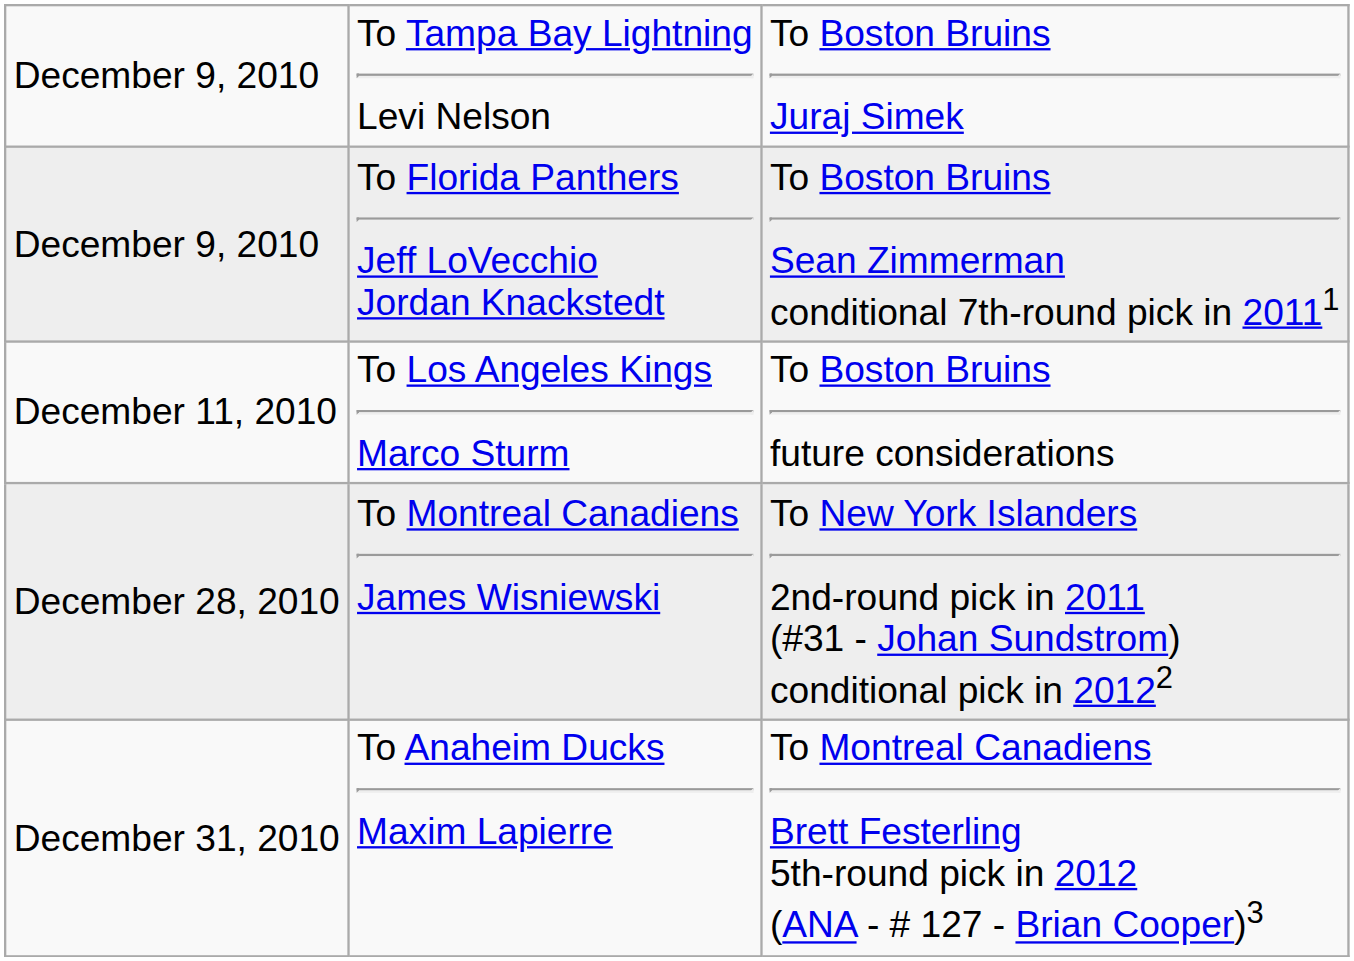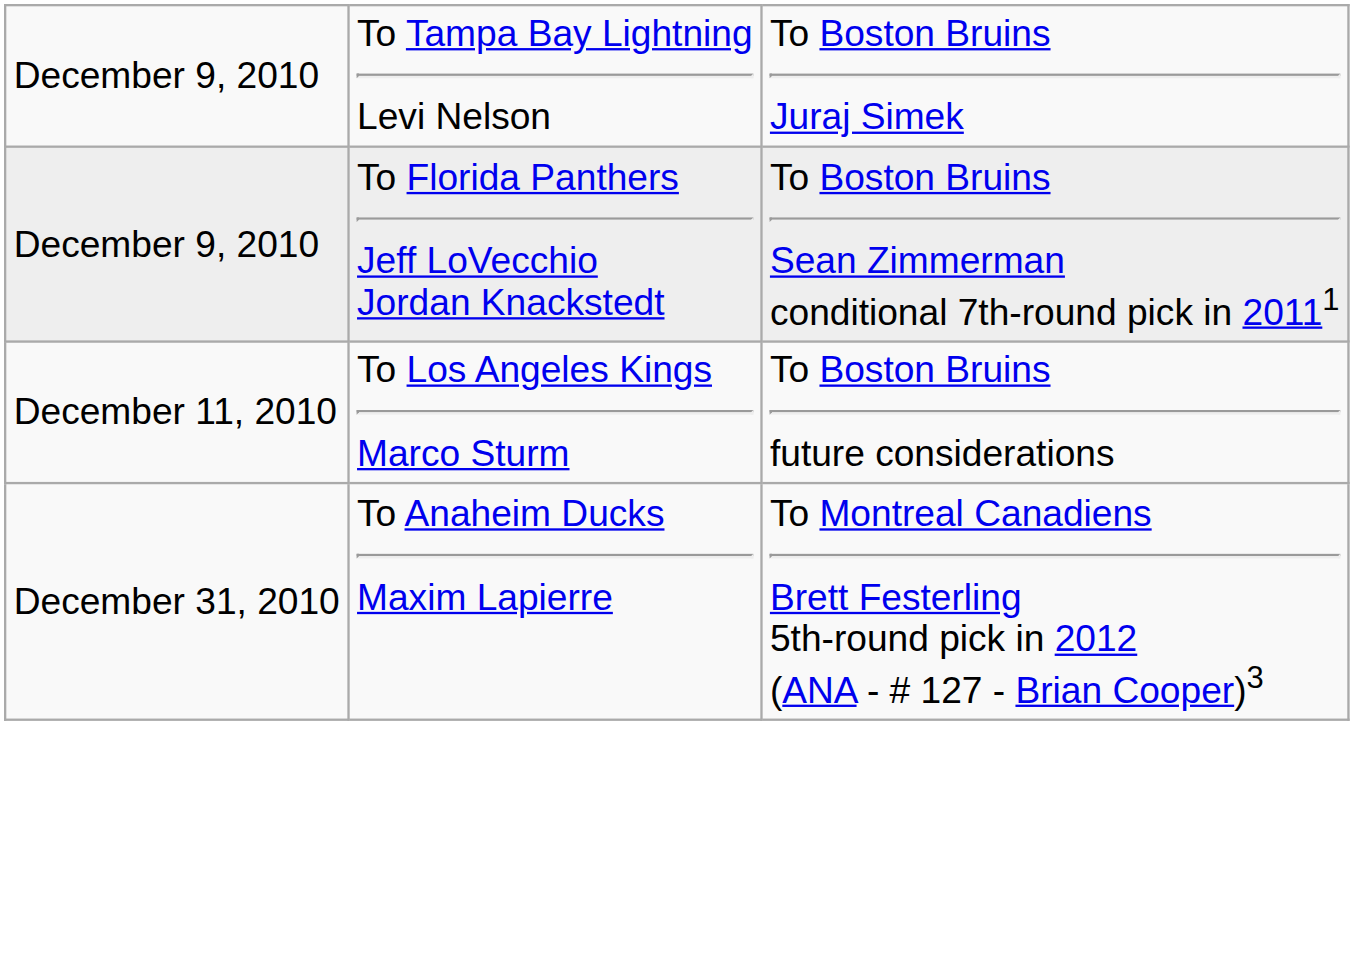- row: (177, 601)
